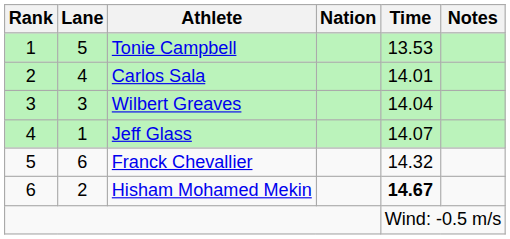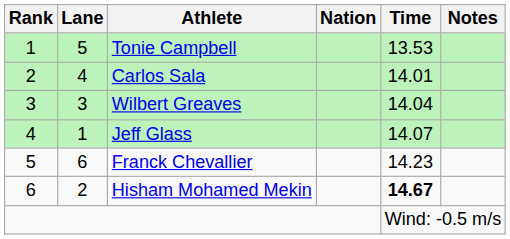(410, 162) 14.32 -> (410, 162) 14.23
